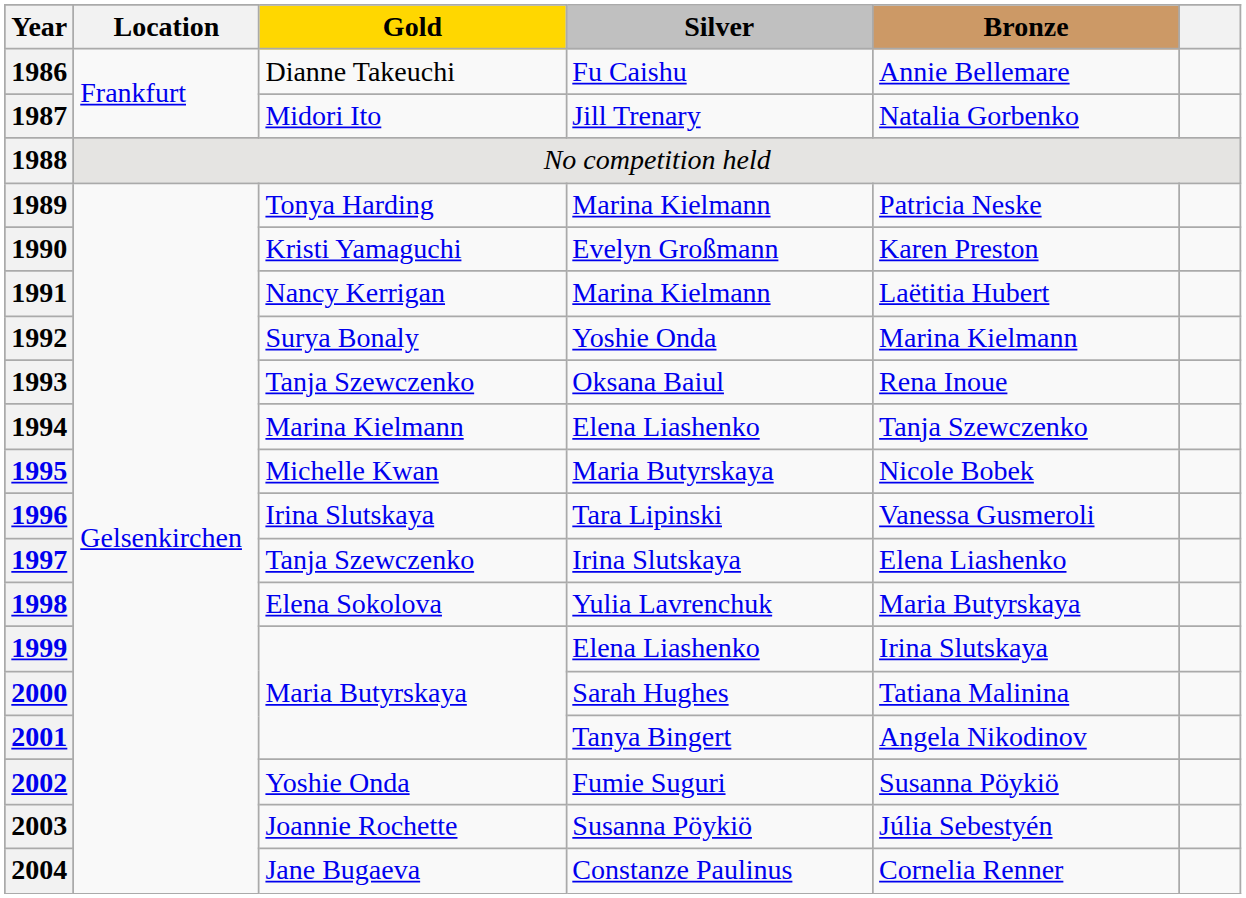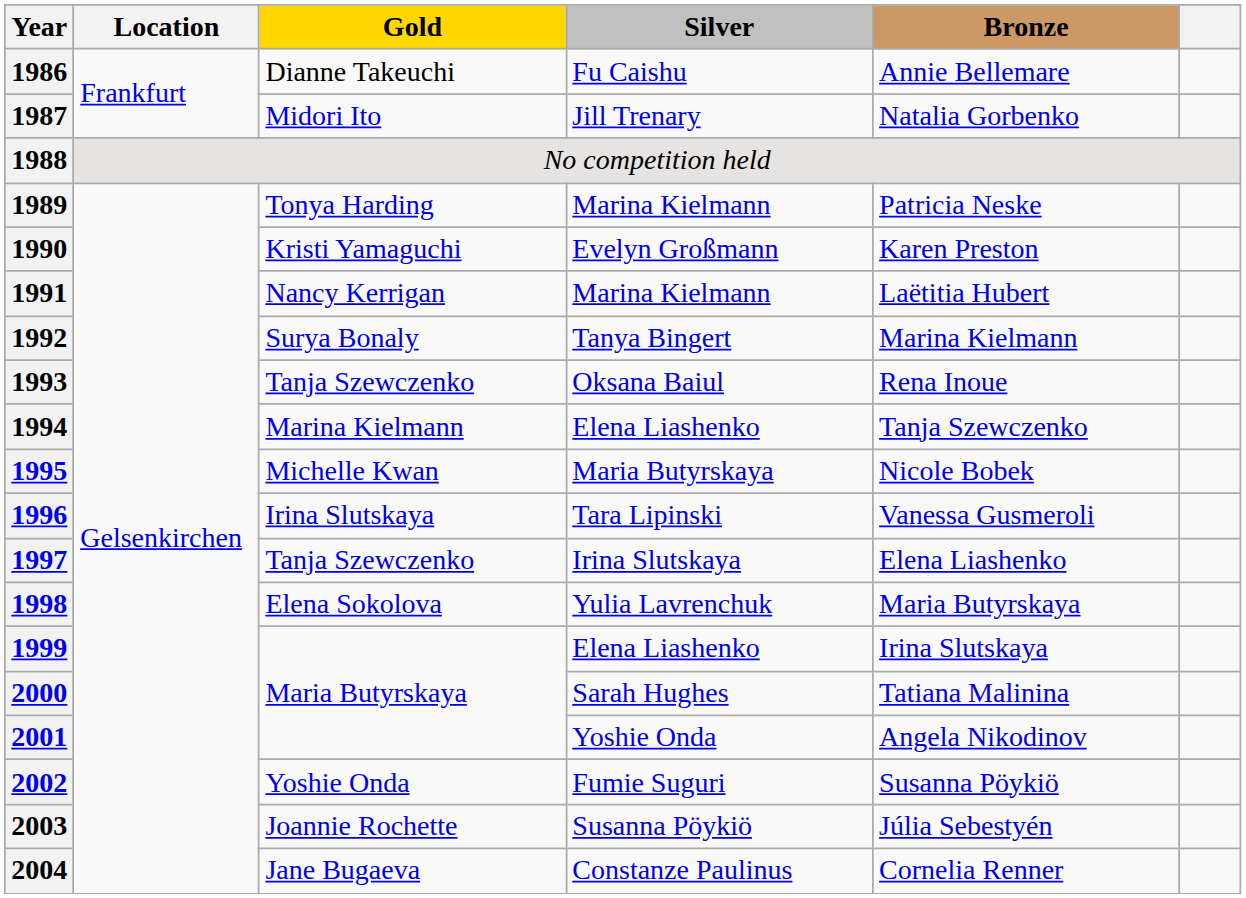(644, 337) Yoshie Onda -> (652, 337) Tanya Bingert
(652, 737) Tanya Bingert -> (644, 737) Yoshie Onda
